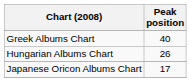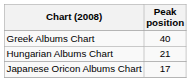(165, 54) 26 -> (165, 54) 21
